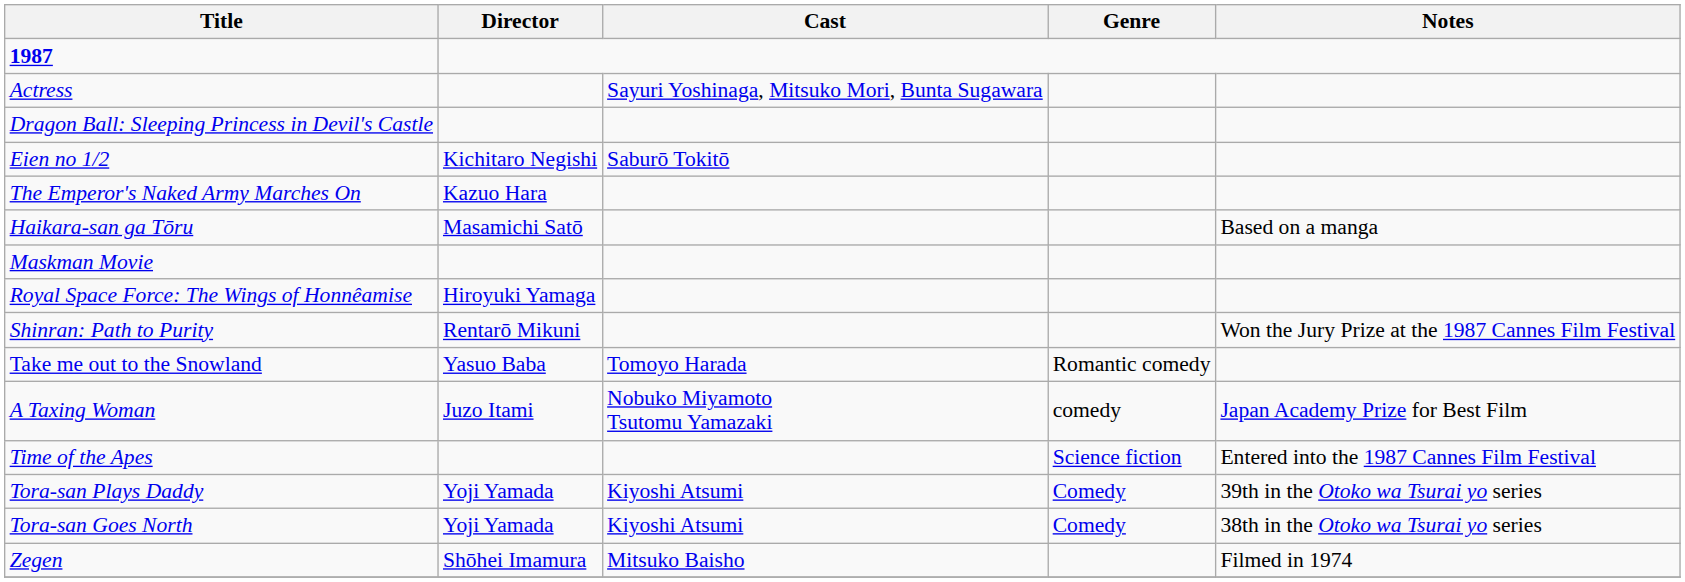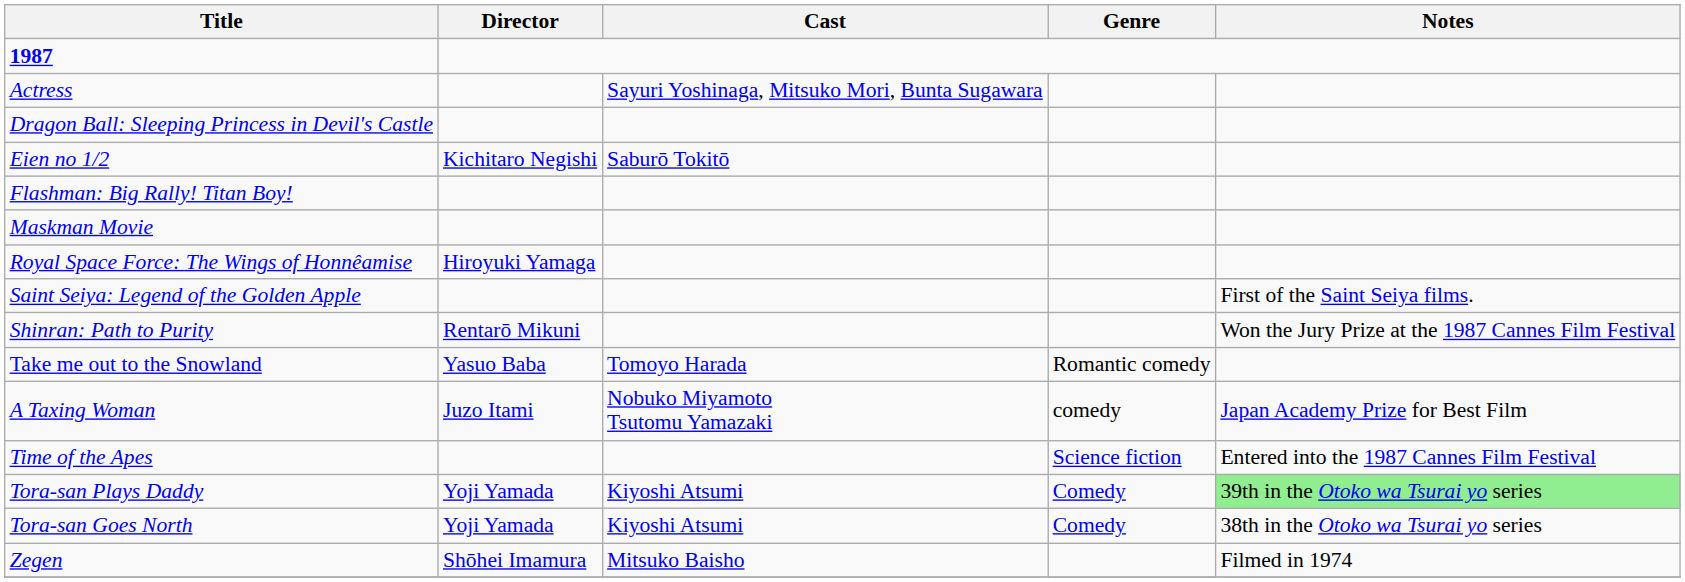- row: (185, 192)
+ row: (151, 192)
- row: (101, 227)
+ row: (185, 295)
(1381, 491) no background -> (1381, 491) lightgreen background
